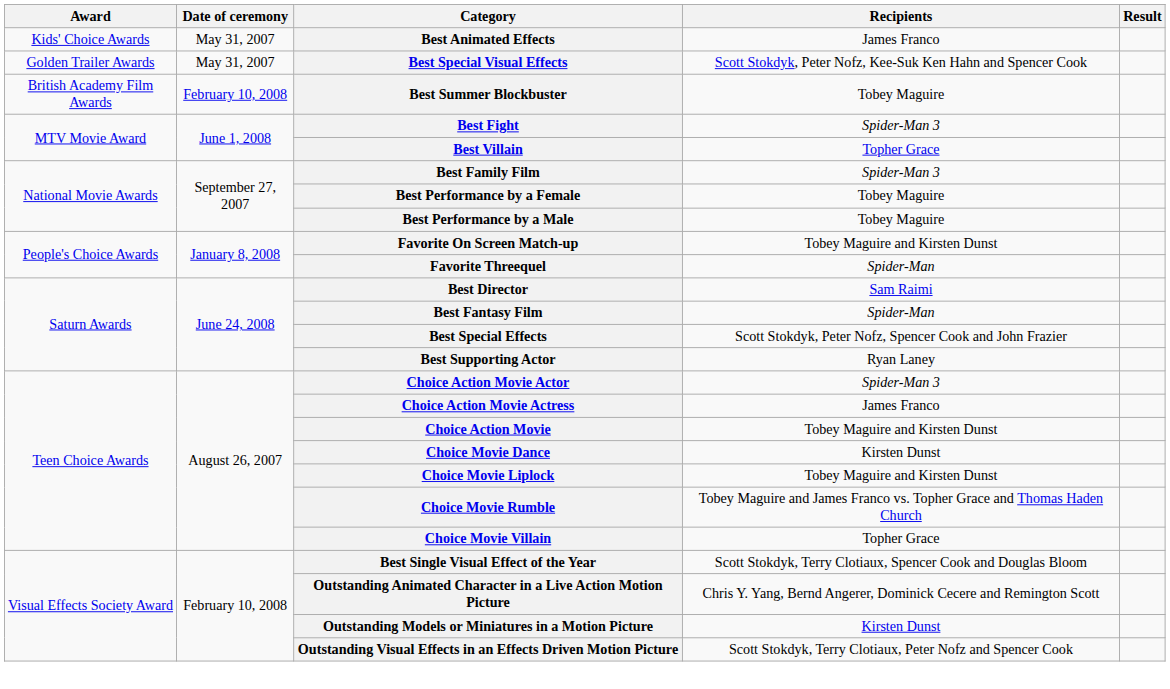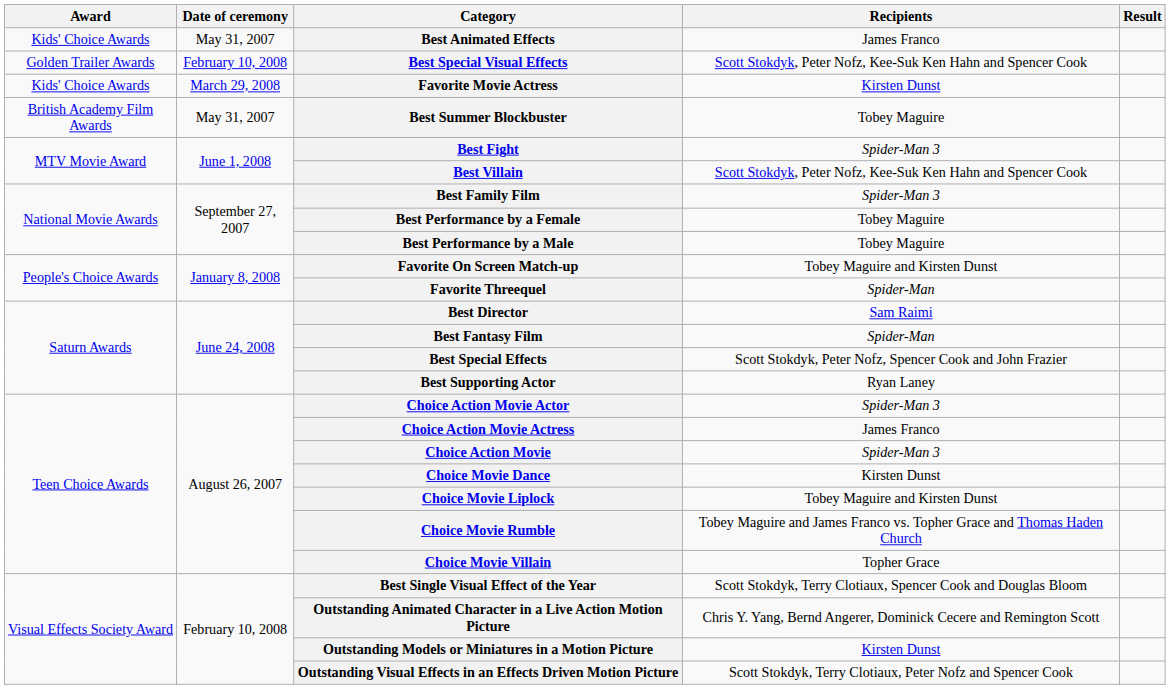(235, 62) May 31, 2007 -> (235, 62) February 10, 2008
+ row: (488, 86)
(235, 94) February 10, 2008 -> (235, 117) May 31, 2007
(901, 149) Topher Grace -> (901, 172) Scott Stokdyk, Peter Nofz, Kee-Suk Ken Hahn and Spencer Cook
(901, 429) Tobey Maguire and Kirsten Dunst -> (901, 452) Spider-Man 3
